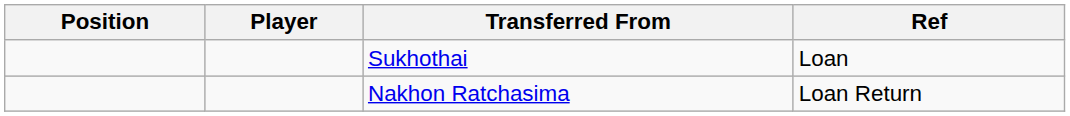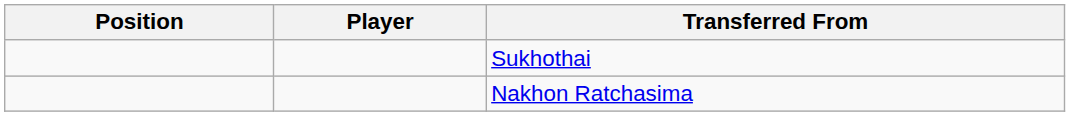- column: (929, 22)
